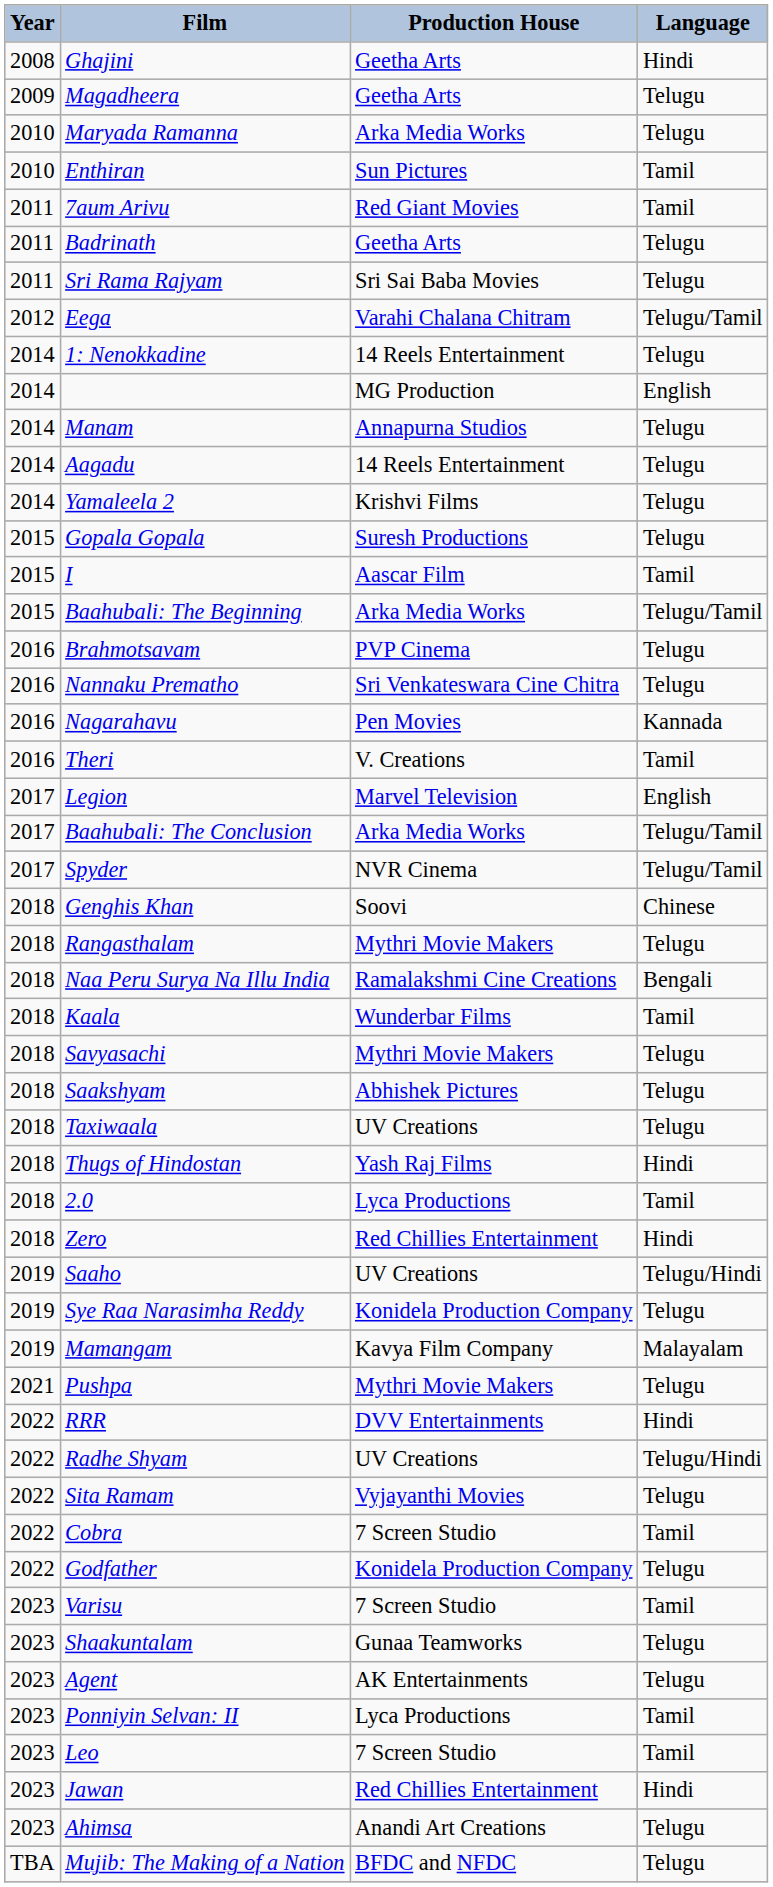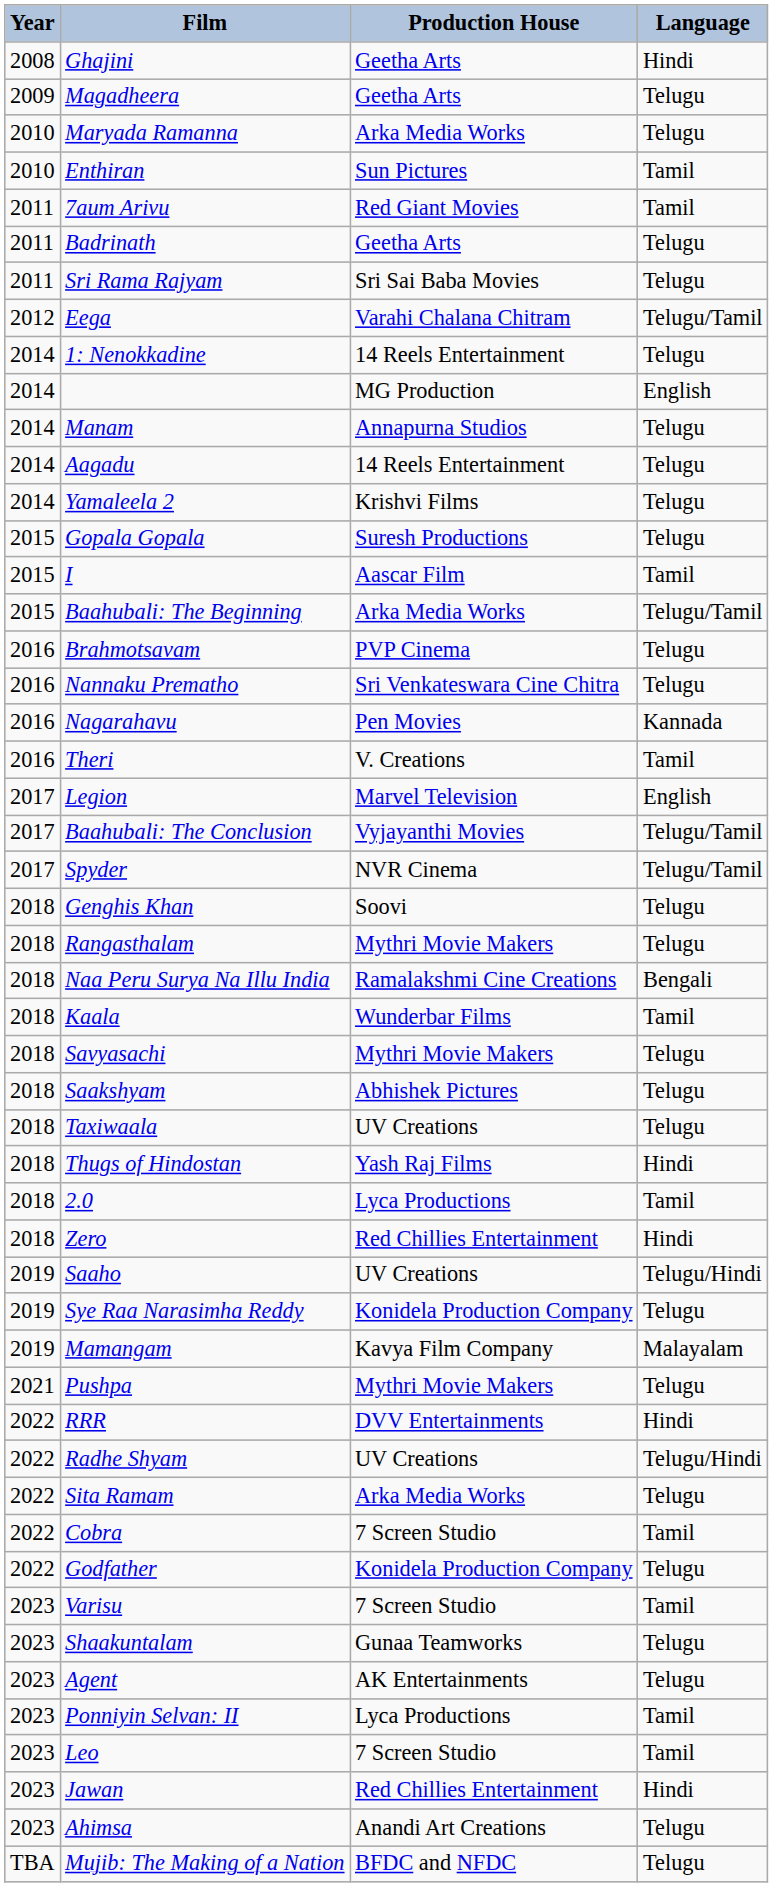(440, 833) Arka Media Works -> (440, 833) Vyjayanthi Movies
(679, 906) Chinese -> (674, 906) Telugu
(440, 1495) Vyjayanthi Movies -> (440, 1495) Arka Media Works
